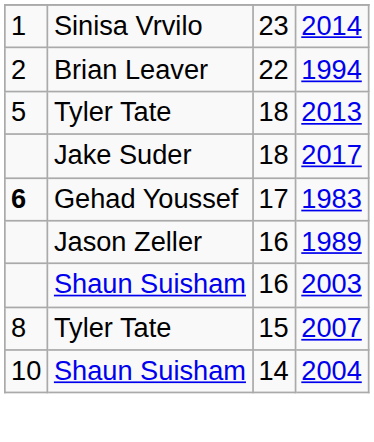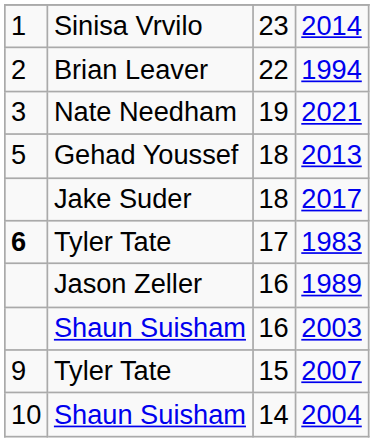+ row: (332, 112)
(113, 112) Tyler Tate -> (146, 155) Gehad Youssef
(146, 198) Gehad Youssef -> (113, 241) Tyler Tate
(19, 328) 8 -> (19, 371) 9
